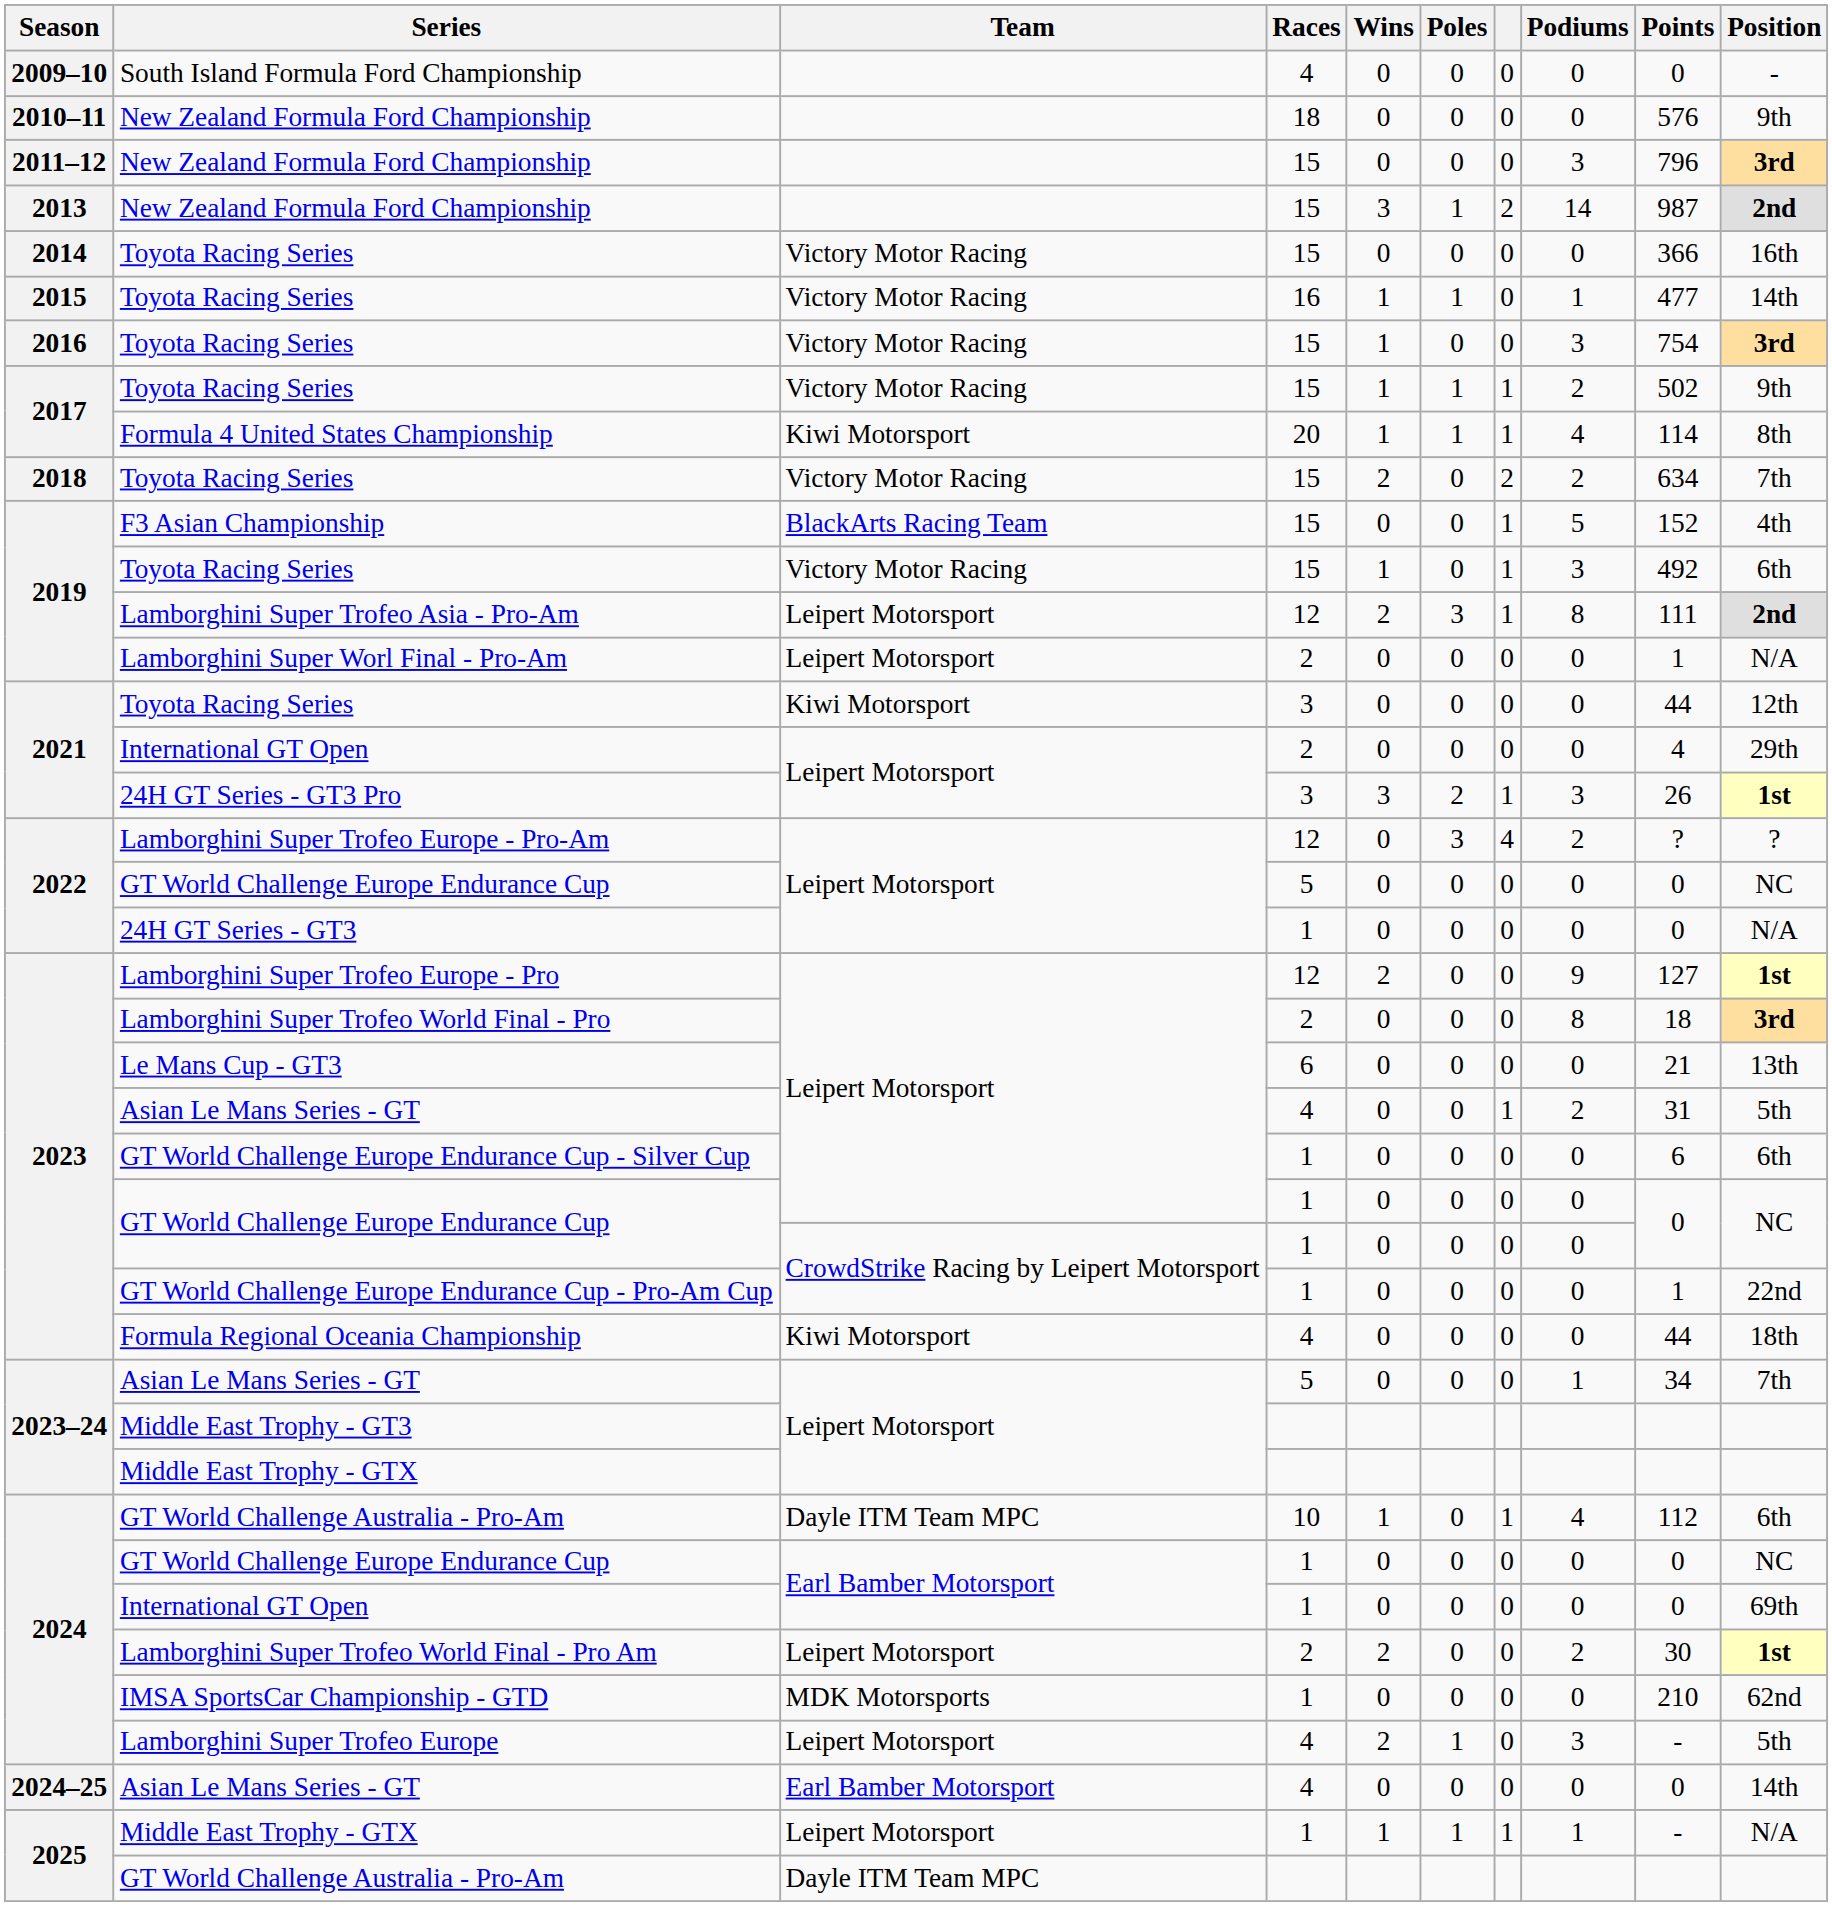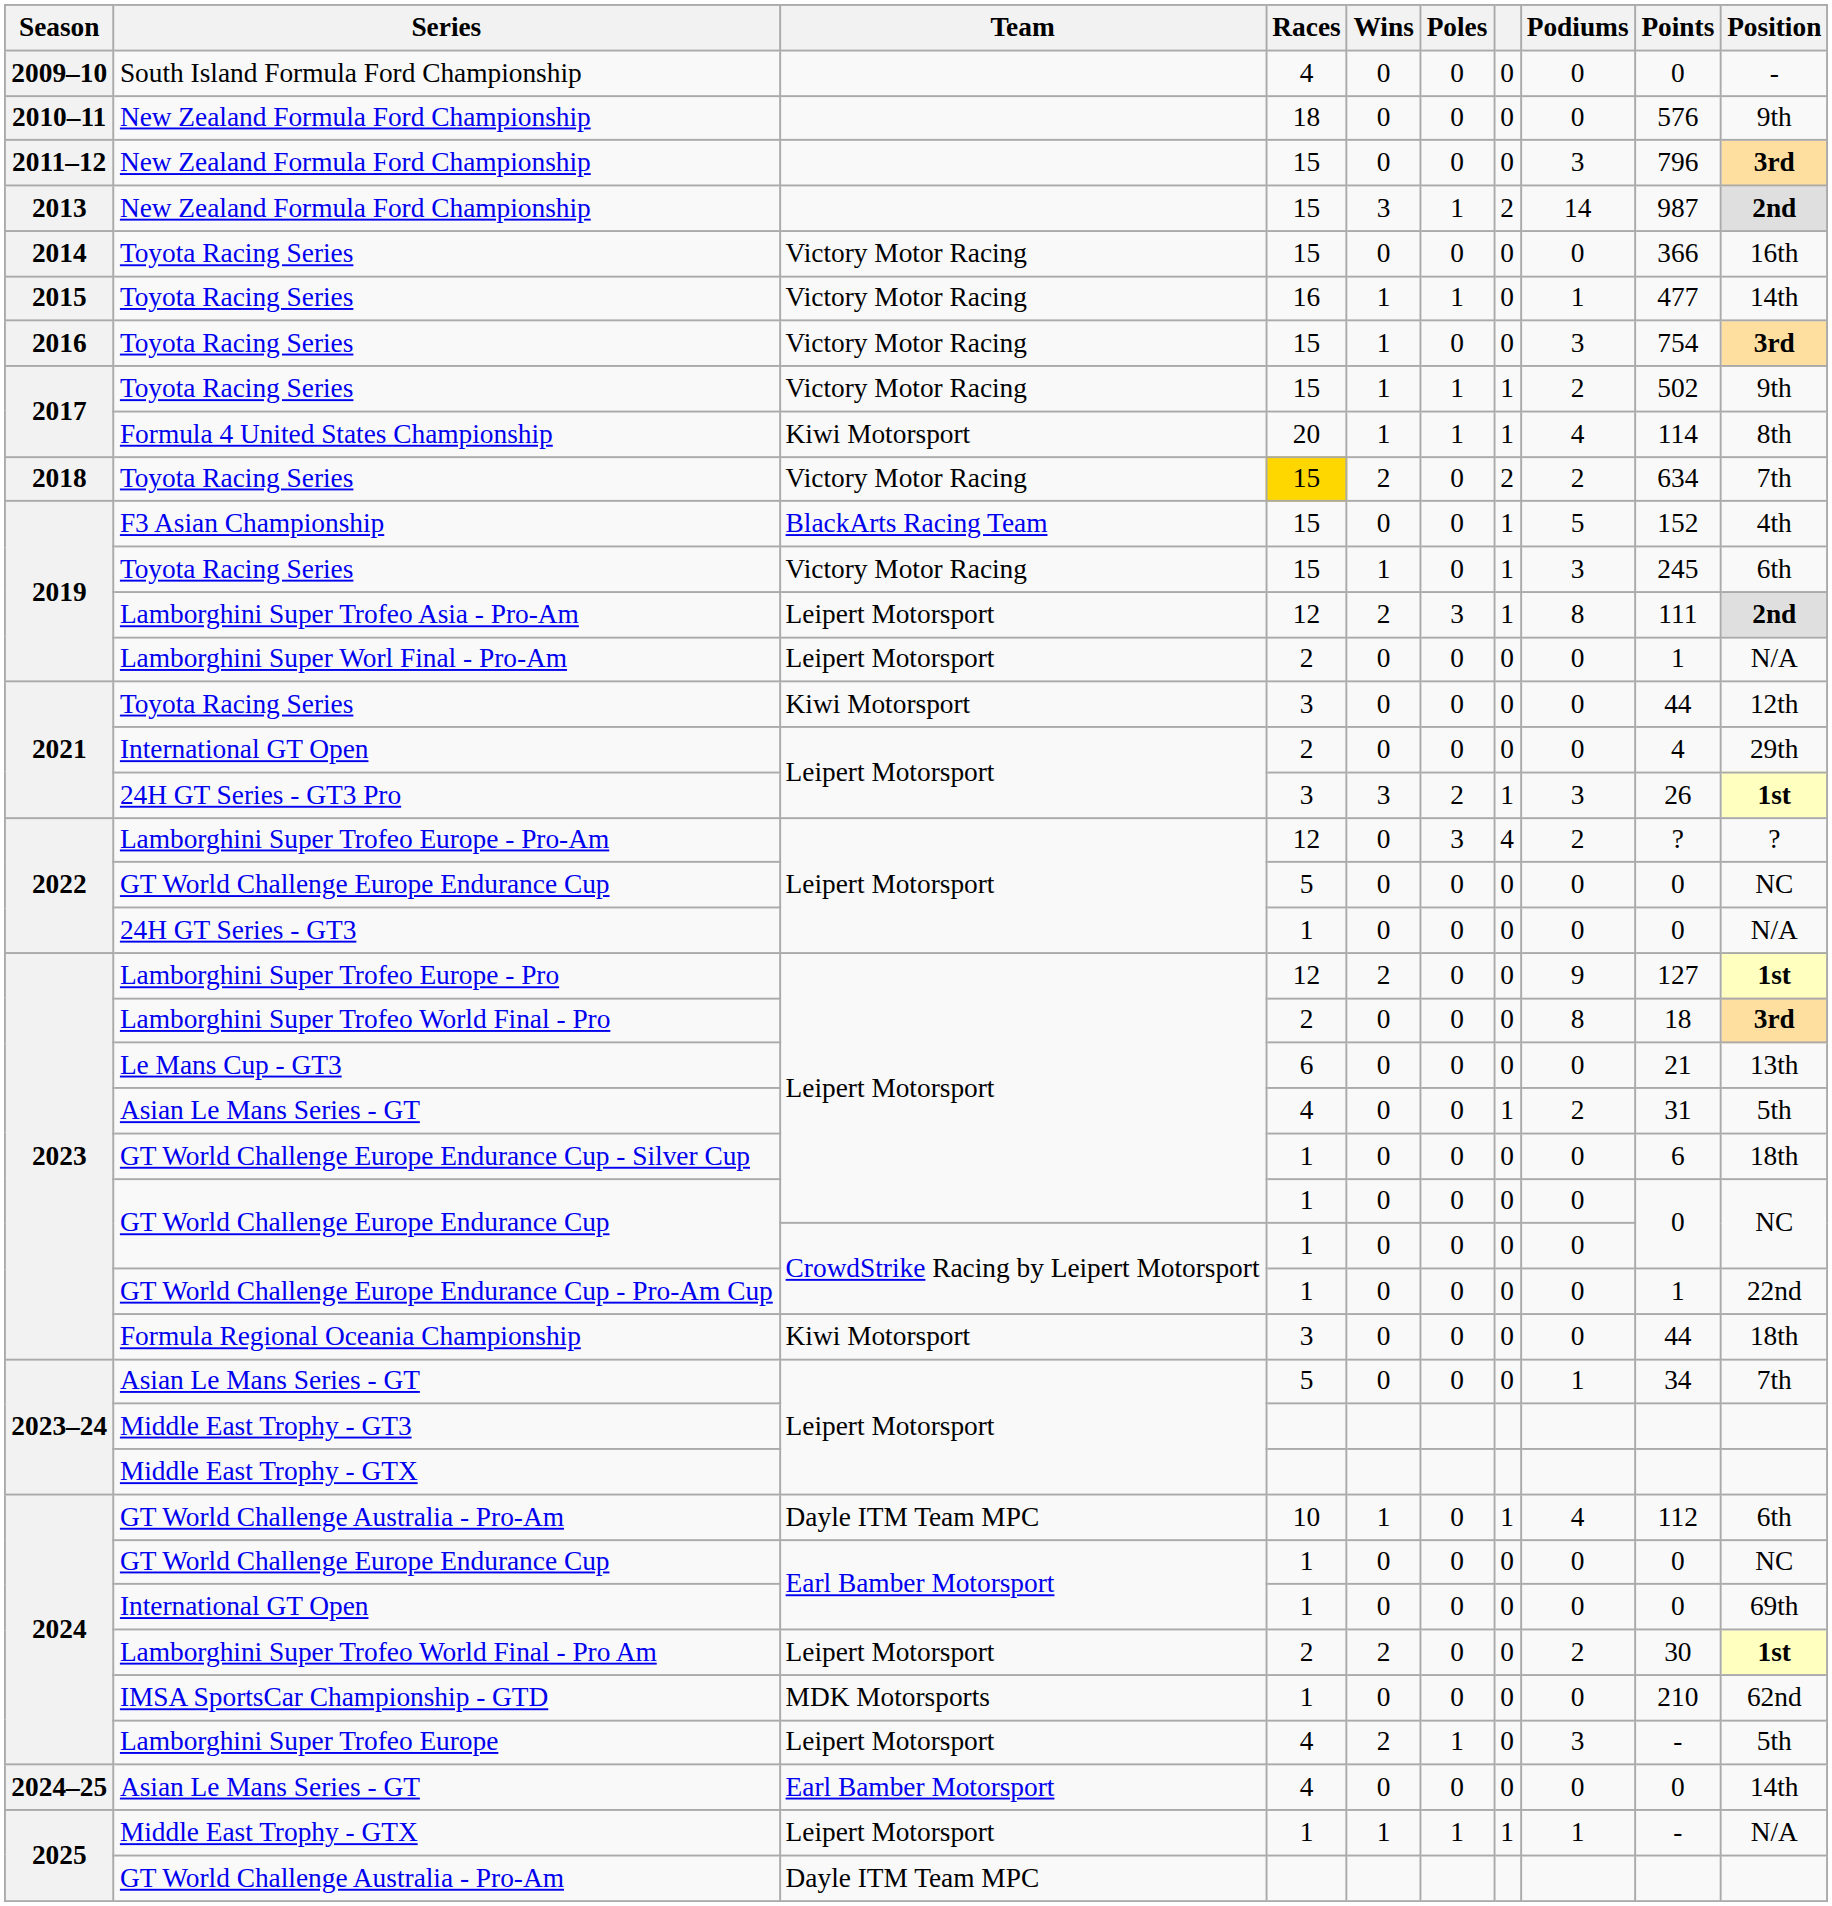(1306, 478) no background -> (1306, 478) gold background
(1678, 568) 492 -> (1678, 568) 245
(1774, 1155) 6th -> (1774, 1155) 18th
(1306, 1336) 4 -> (1306, 1336) 3
